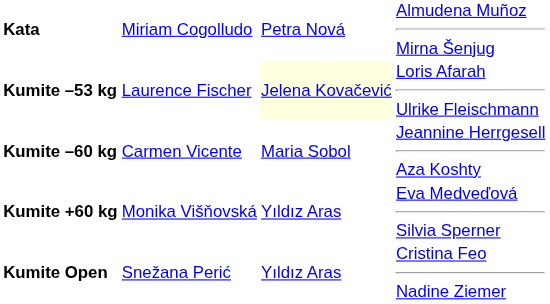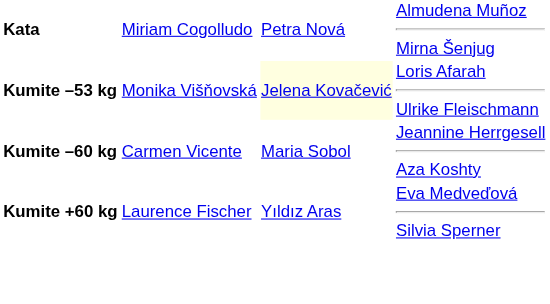(187, 90) Laurence Fischer -> (189, 90) Monika Višňovská
(189, 212) Monika Višňovská -> (187, 212) Laurence Fischer
- row: (55, 273)
